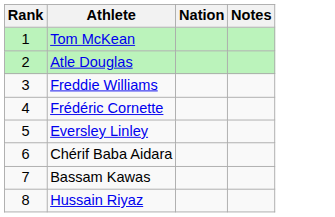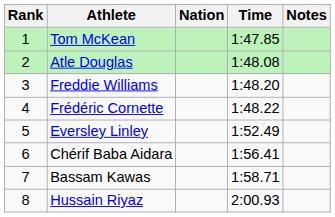+ column: (255, 16)
